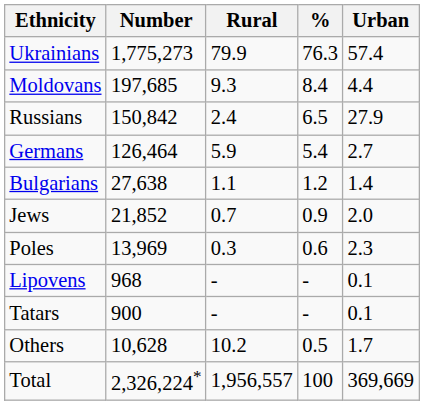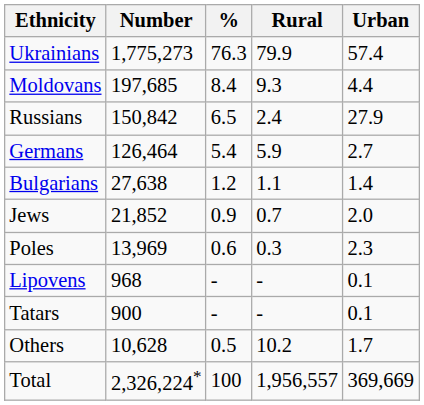columns swapped: (320, 20) <-> (252, 20)
